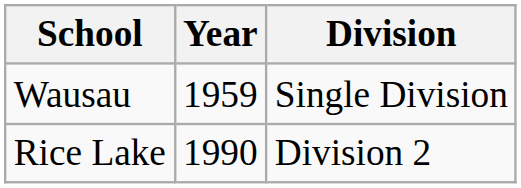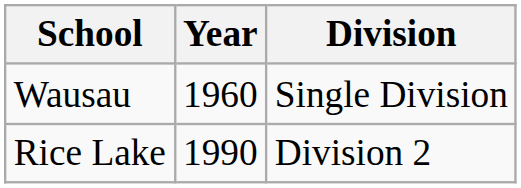(220, 93) 1959 -> (220, 93) 1960
